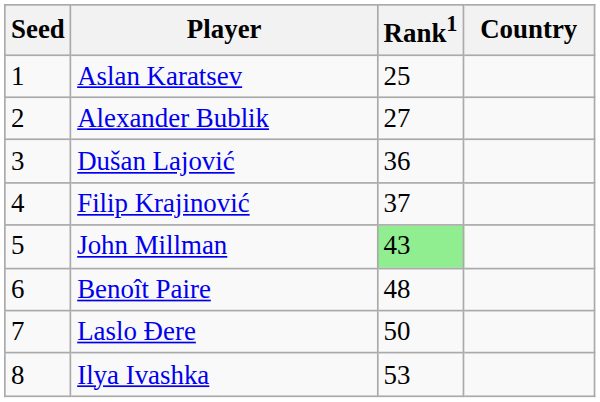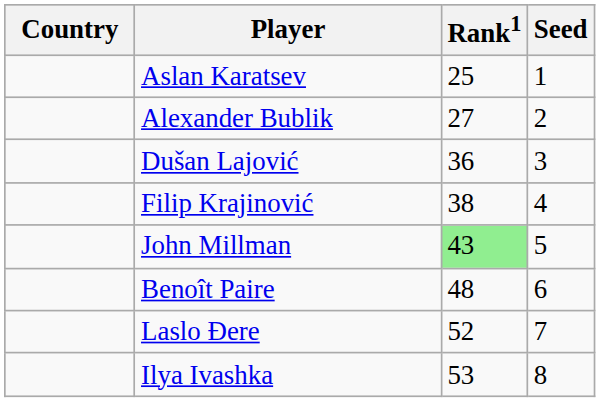columns swapped: (529, 29) <-> (38, 29)
(397, 203) 37 -> (461, 203) 38
(397, 331) 50 -> (461, 331) 52
